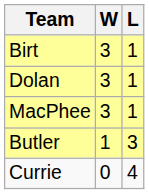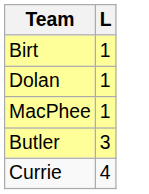- column: (109, 19)
